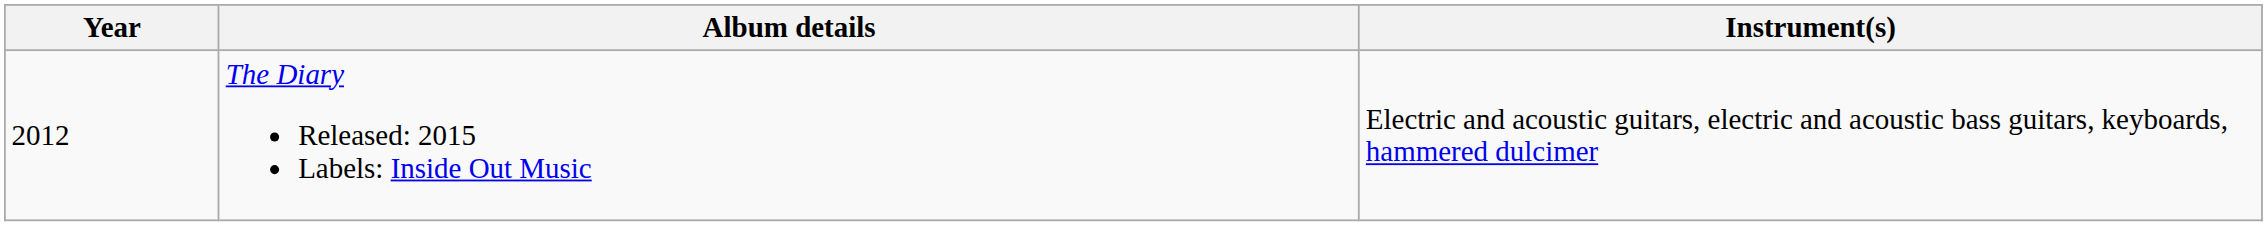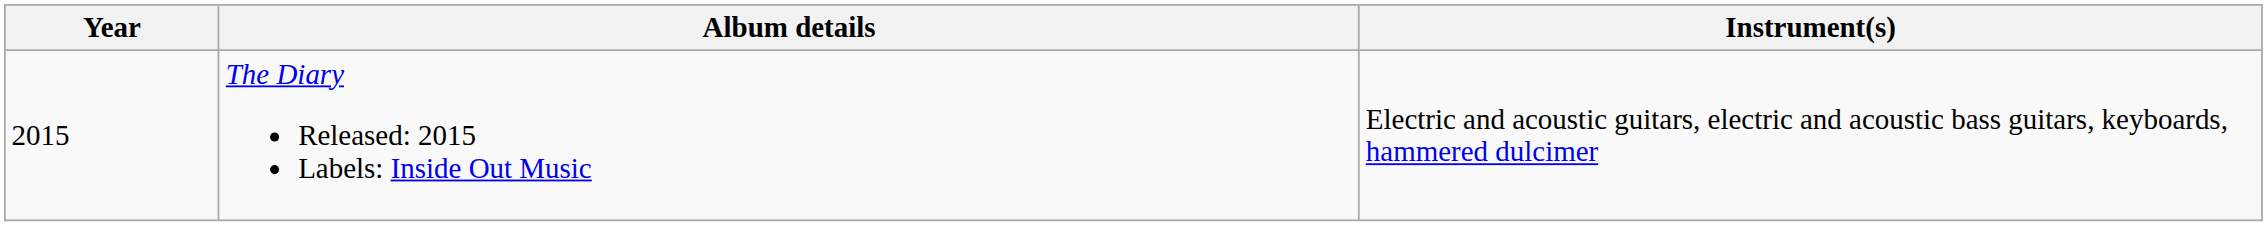(41, 134) 2012 -> (41, 134) 2015
